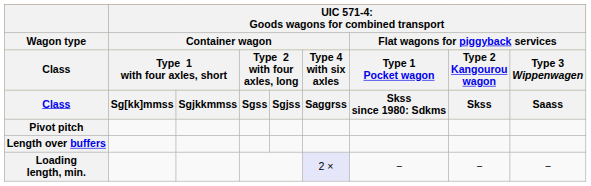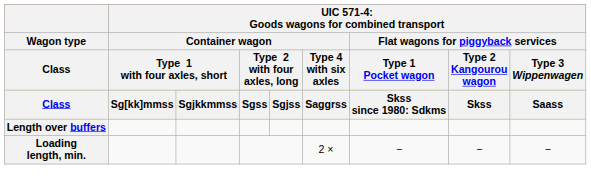- row: (56, 127)
(326, 166) lavender background -> (326, 150) no background
